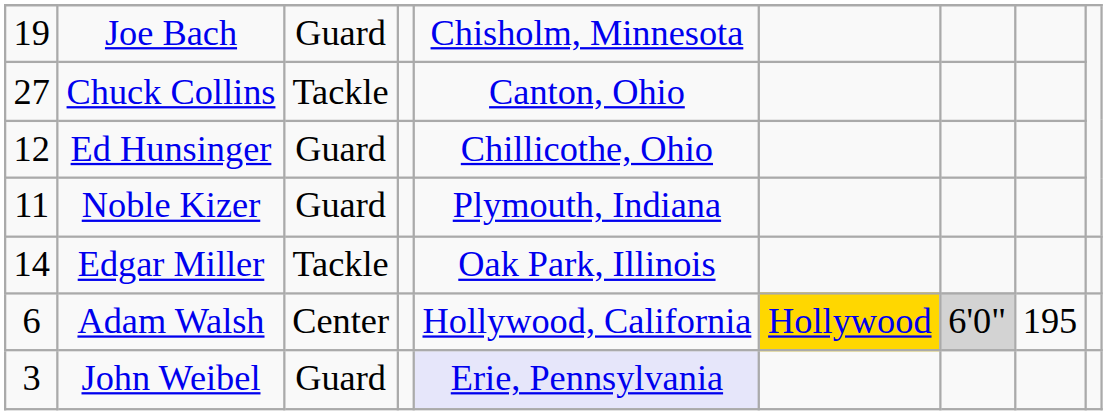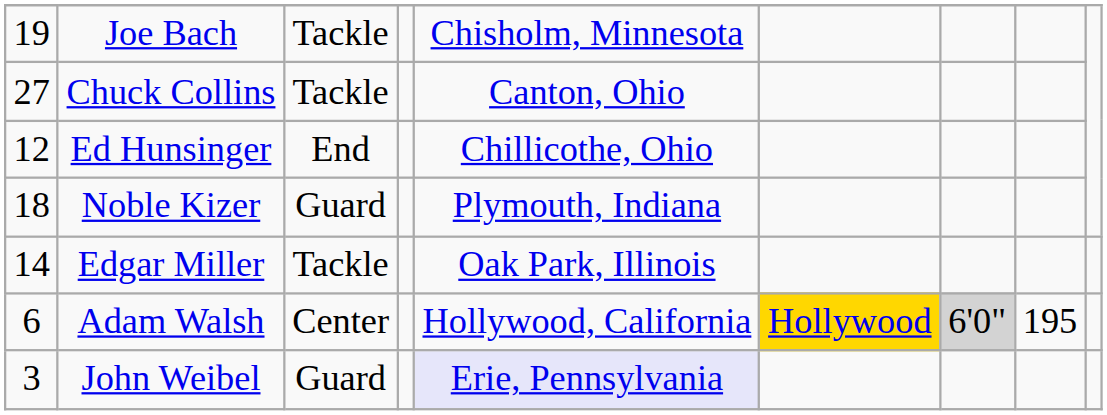(341, 33) Guard -> (341, 33) Tackle
(341, 148) Guard -> (341, 148) End
(32, 206) 11 -> (32, 206) 18
